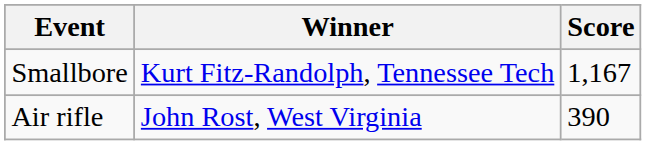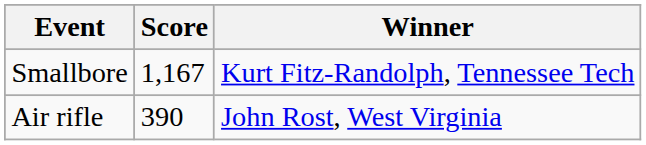columns swapped: (348, 26) <-> (601, 26)
